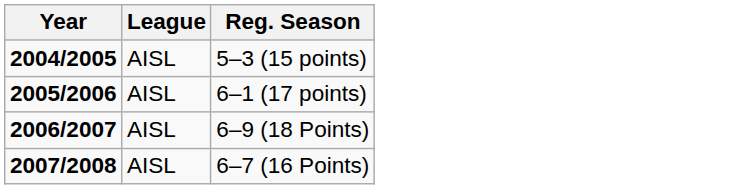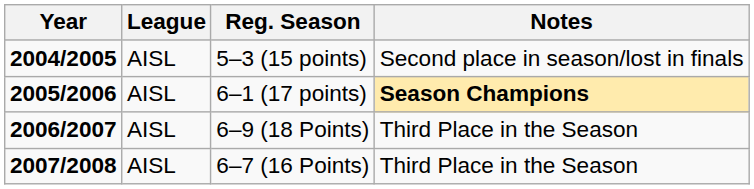+ column: (562, 22)
